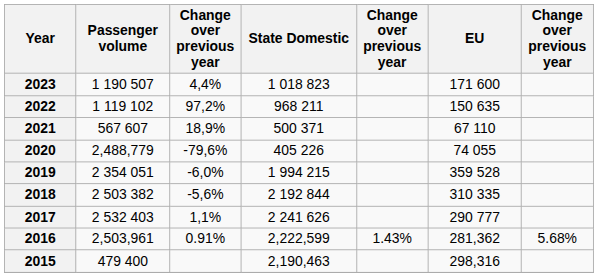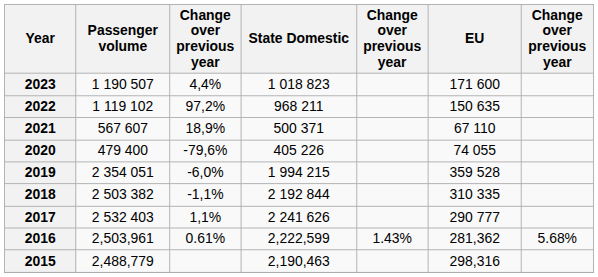(123, 150) 2,488,779 -> (123, 150) 479 400
(205, 194) -5,6% -> (205, 194) -1,1%
(205, 239) 0.91% -> (205, 239) 0.61%
(123, 261) 479 400 -> (123, 261) 2,488,779
